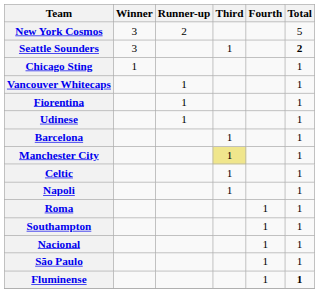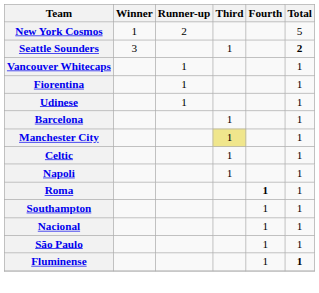(134, 31) 3 -> (134, 31) 1
- row: (59, 66)
(265, 208) normal -> (265, 191) bold
